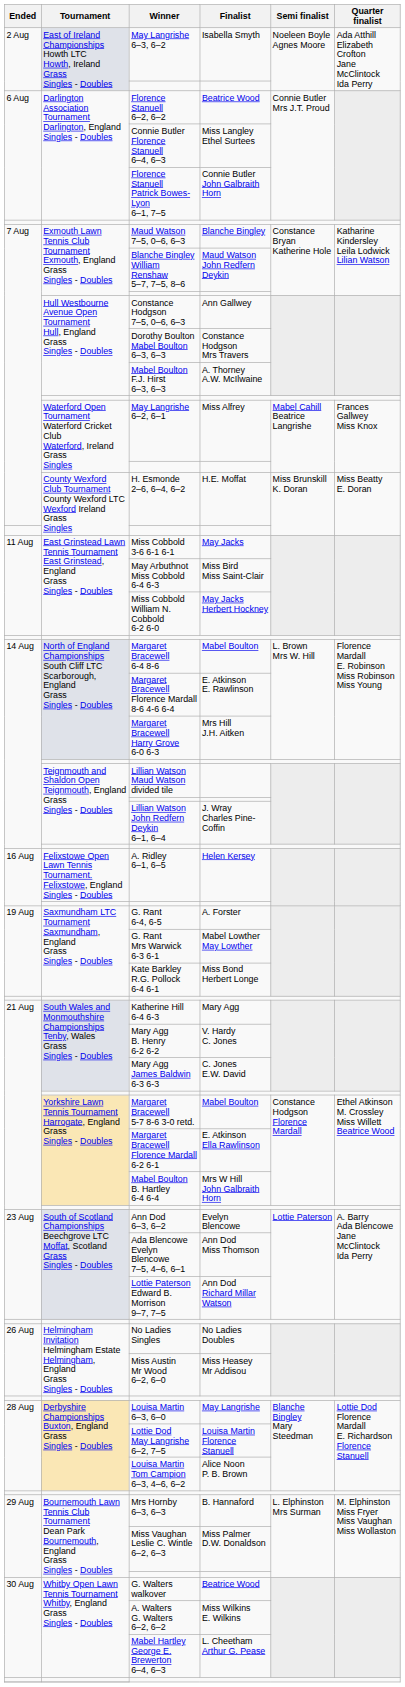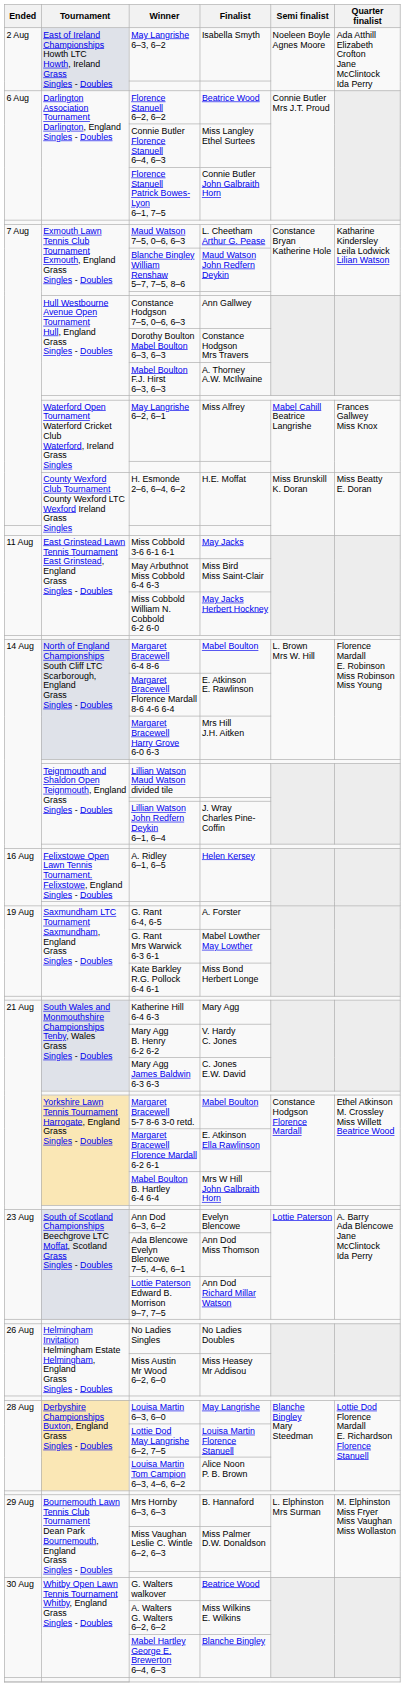(234, 231) Blanche Bingley -> (234, 236) L. Cheetham Arthur G. Pease
(234, 1646) L. Cheetham Arthur G. Pease -> (234, 1641) Blanche Bingley
